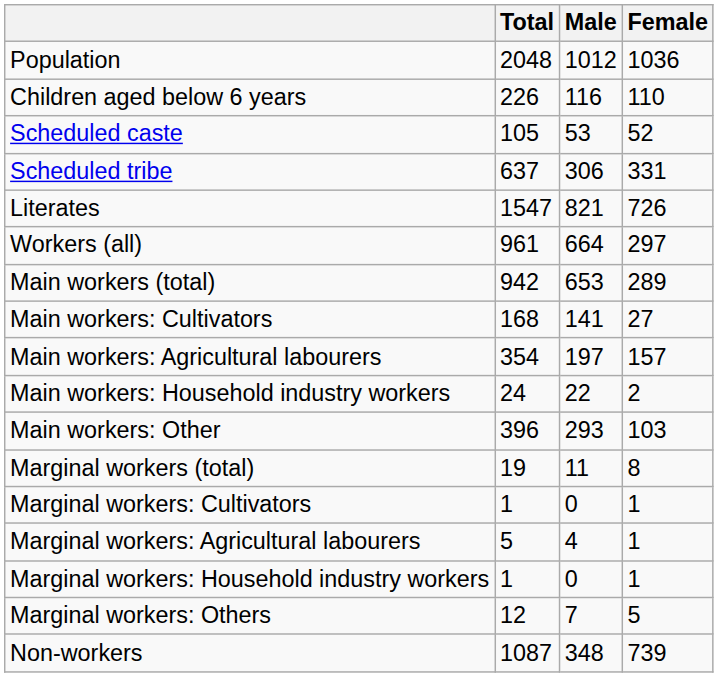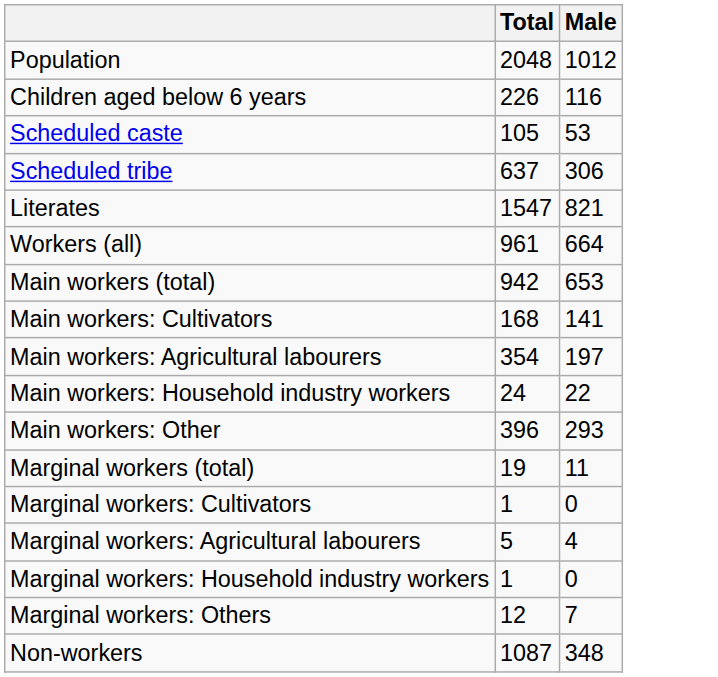- column: (668, 23)
